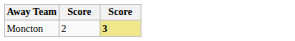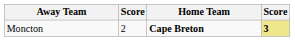+ column: (204, 12)
